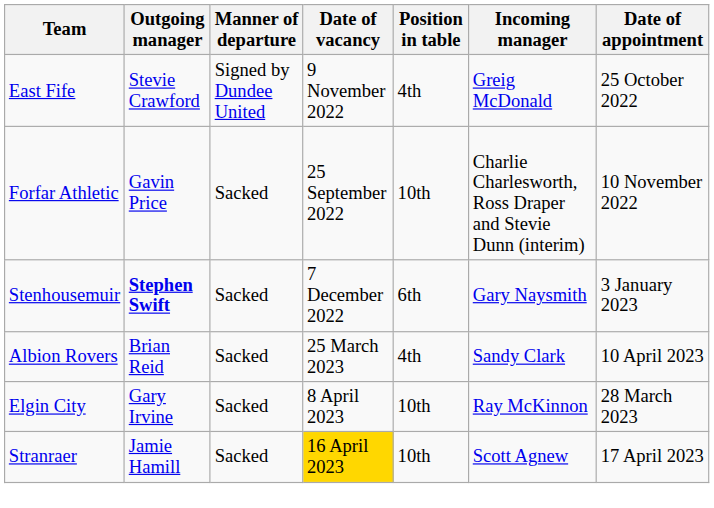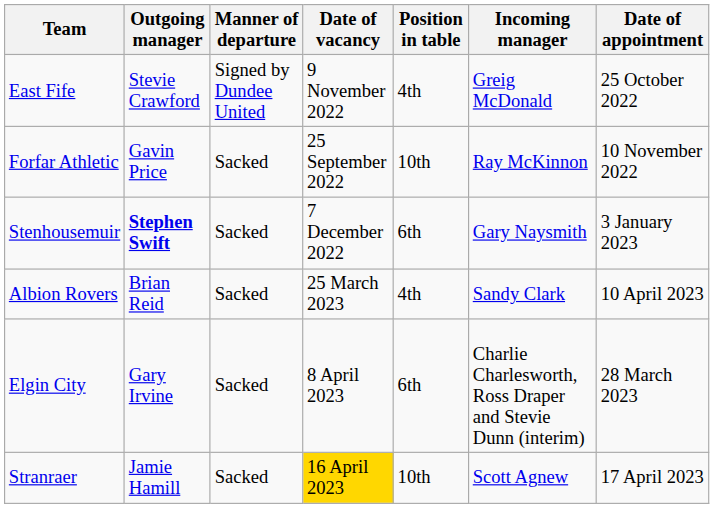(529, 203) Charlie Charlesworth, Ross Draper and Stevie Dunn (interim) -> (530, 161) Ray McKinnon
(414, 406) 10th -> (409, 385) 6th
(530, 406) Ray McKinnon -> (529, 396) Charlie Charlesworth, Ross Draper and Stevie Dunn (interim)
